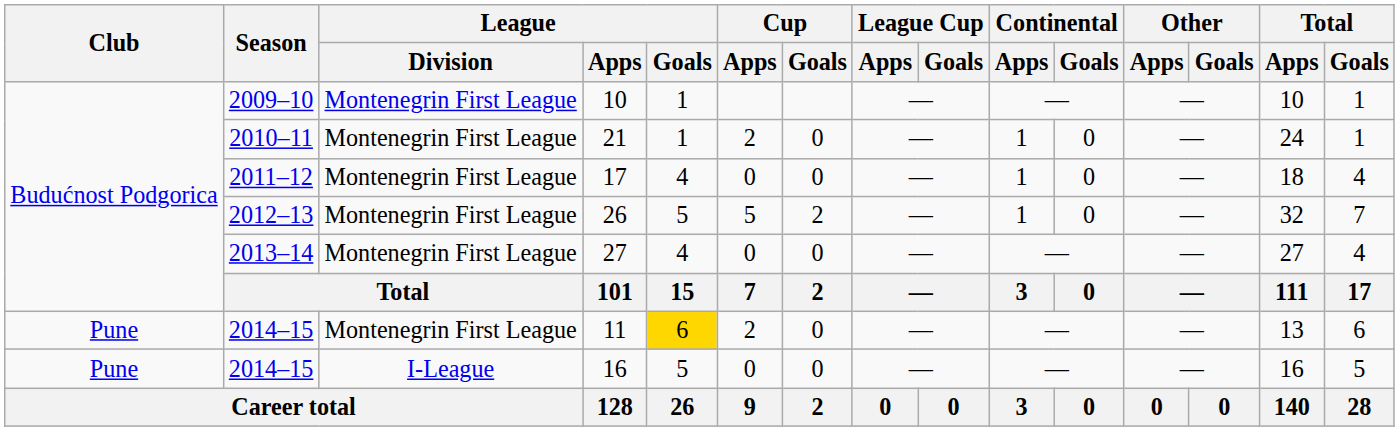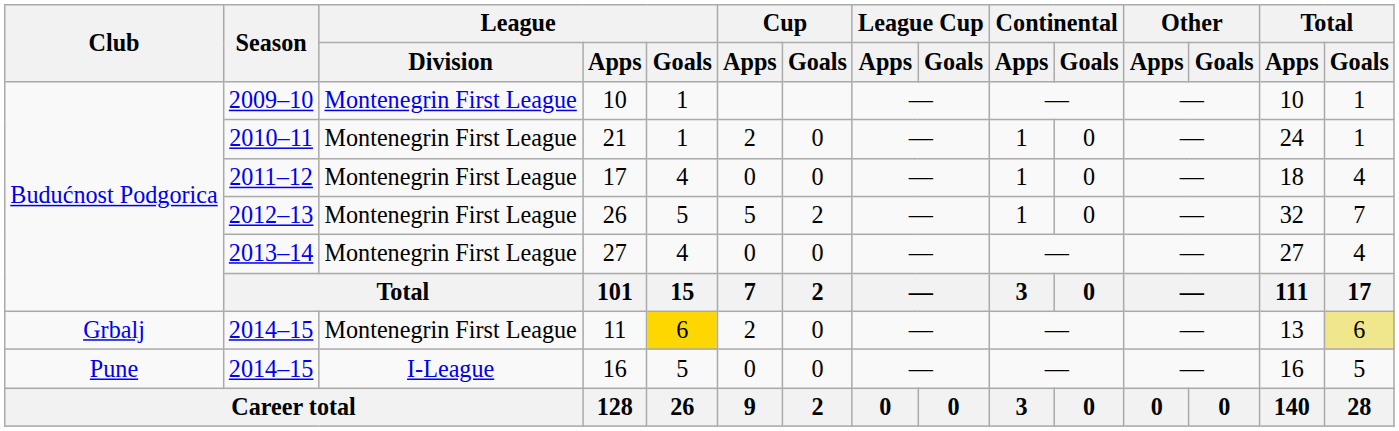(114, 330) Pune -> (114, 330) Grbalj
(1359, 330) no background -> (1359, 330) khaki background
